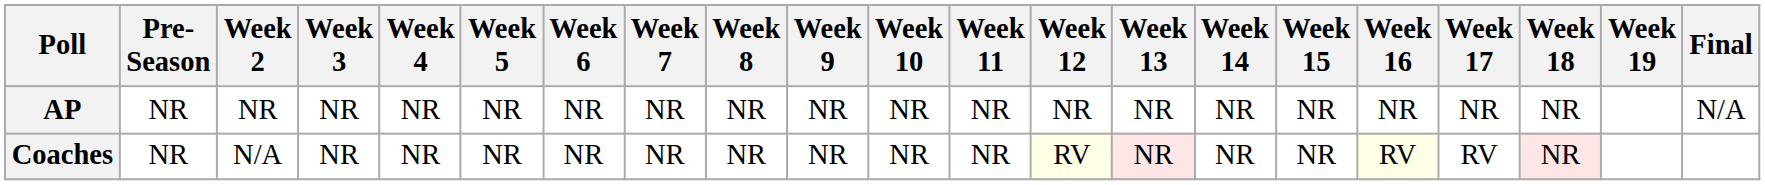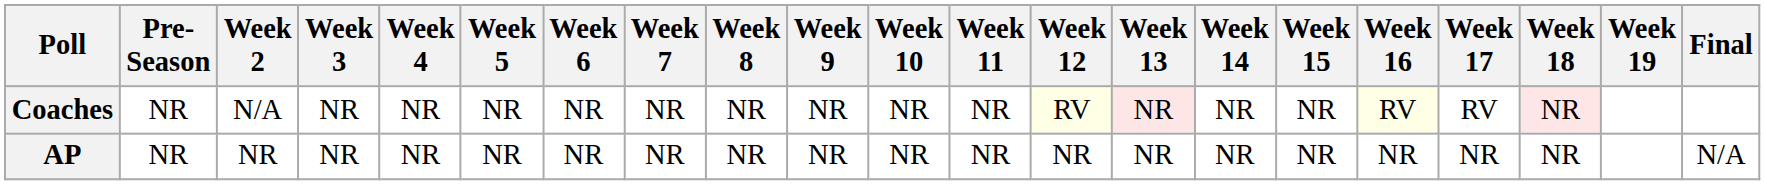rows swapped: (62, 109) <-> (62, 156)
